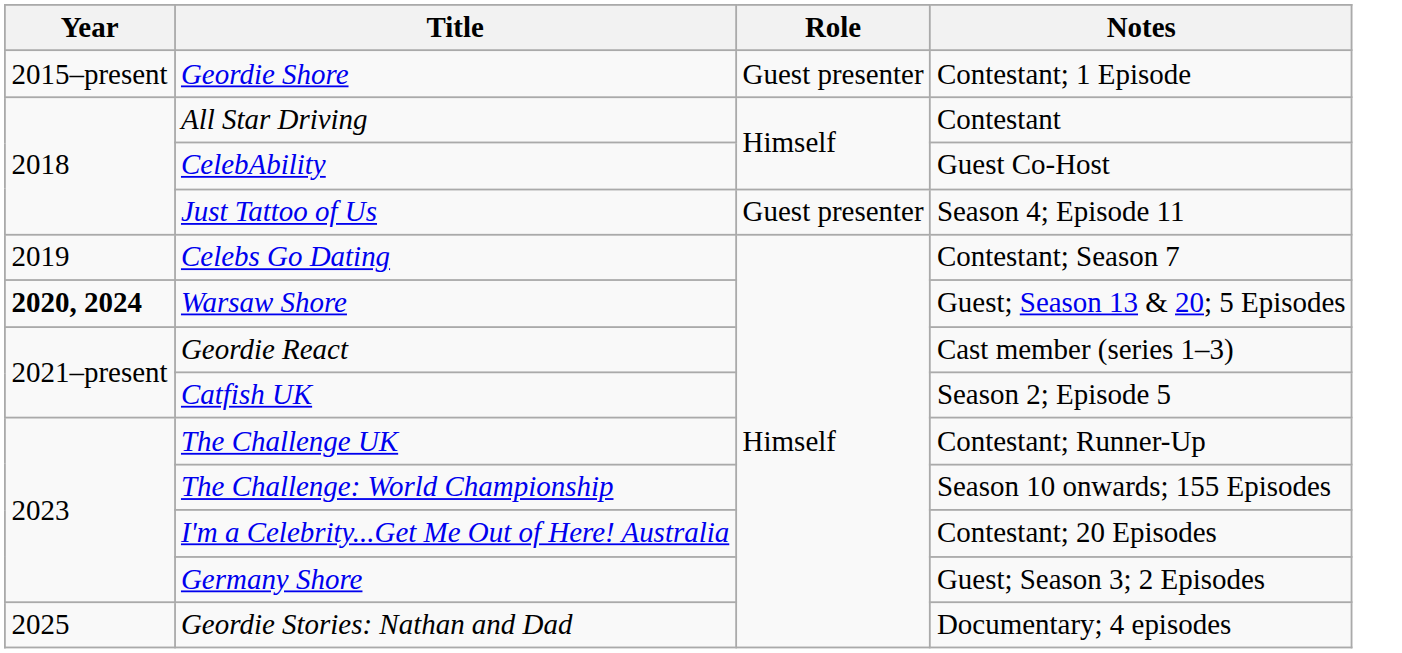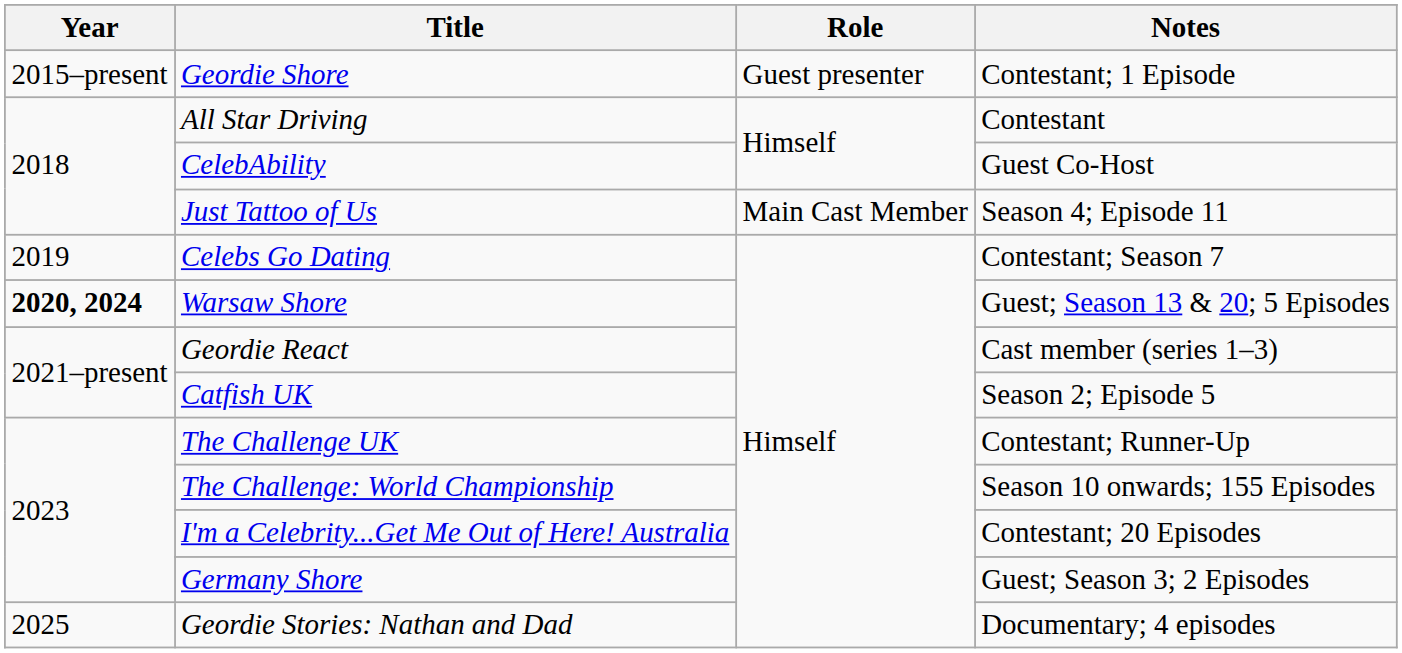(833, 211) Guest presenter -> (855, 211) Main Cast Member
